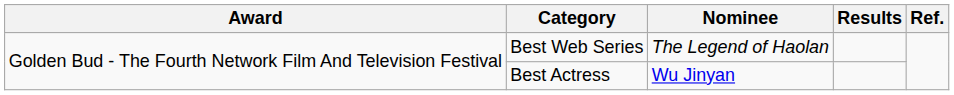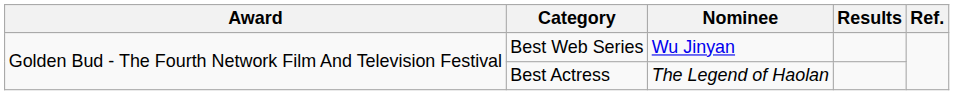(740, 47) The Legend of Haolan -> (693, 47) Wu Jinyan
(693, 75) Wu Jinyan -> (740, 75) The Legend of Haolan
